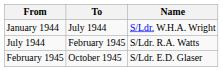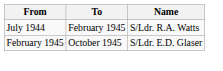- row: (33, 27)
